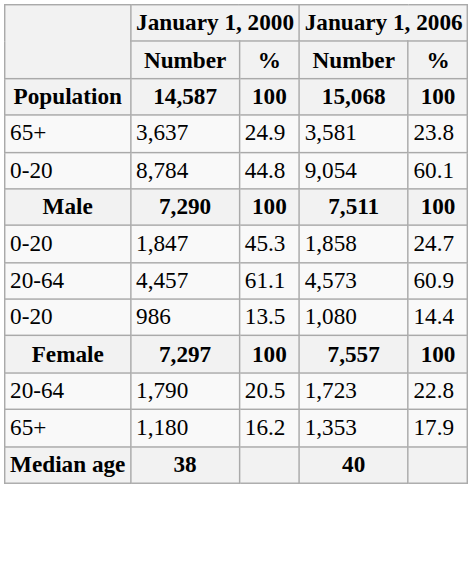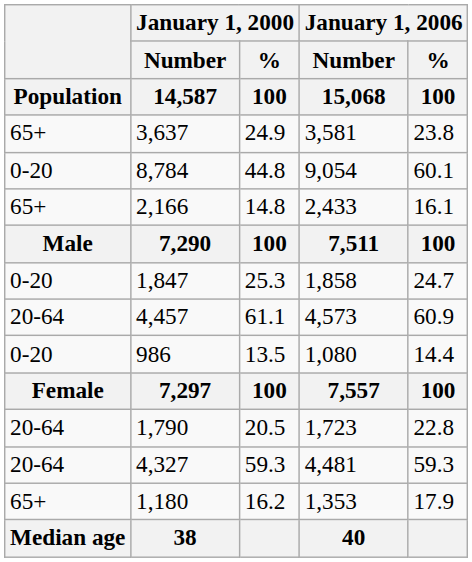+ row: (162, 206)
(265, 243) 45.3 -> (265, 280) 25.3
+ row: (162, 464)
